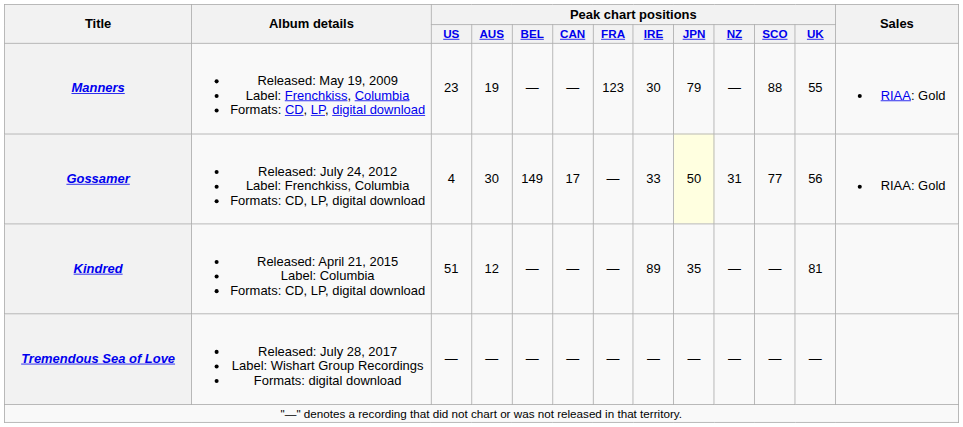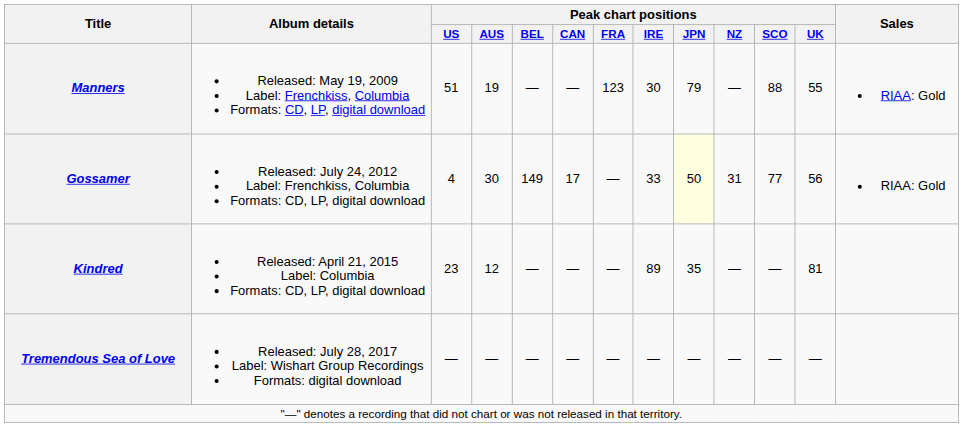(451, 88) 23 -> (451, 88) 51
(451, 269) 51 -> (451, 269) 23
